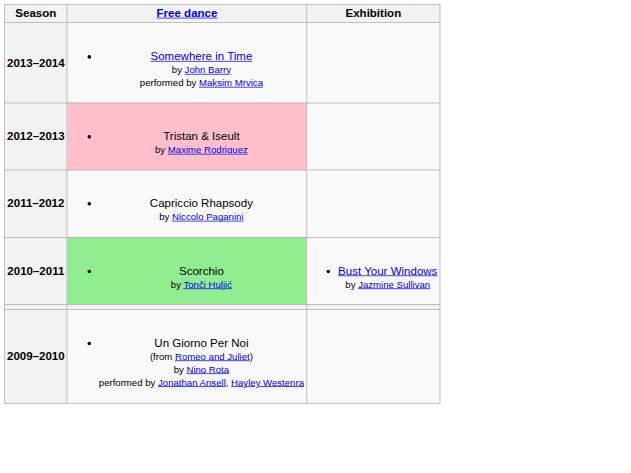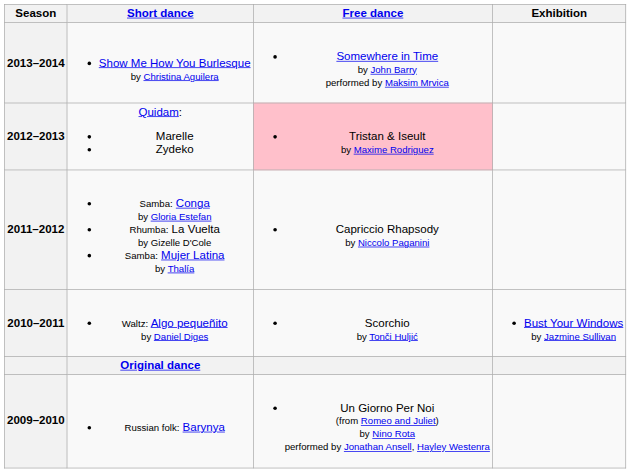+ column: (160, 13)
(187, 277) lightgreen background -> (373, 329) no background
